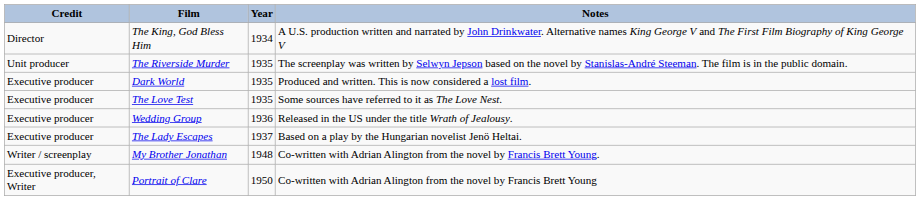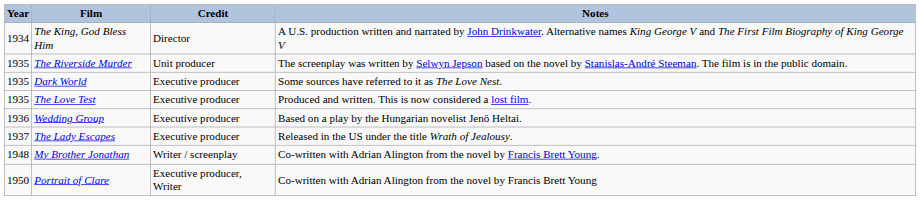columns swapped: (262, 13) <-> (67, 13)
(405, 81) Produced and written. This is now considered a lost film. -> (390, 81) Some sources have referred to it as The Love Nest.
(390, 100) Some sources have referred to it as The Love Nest. -> (405, 100) Produced and written. This is now considered a lost film.
(395, 118) Released in the US under the title Wrath of Jealousy. -> (400, 118) Based on a play by the Hungarian novelist Jenö Heltai.
(400, 136) Based on a play by the Hungarian novelist Jenö Heltai. -> (395, 136) Released in the US under the title Wrath of Jealousy.
